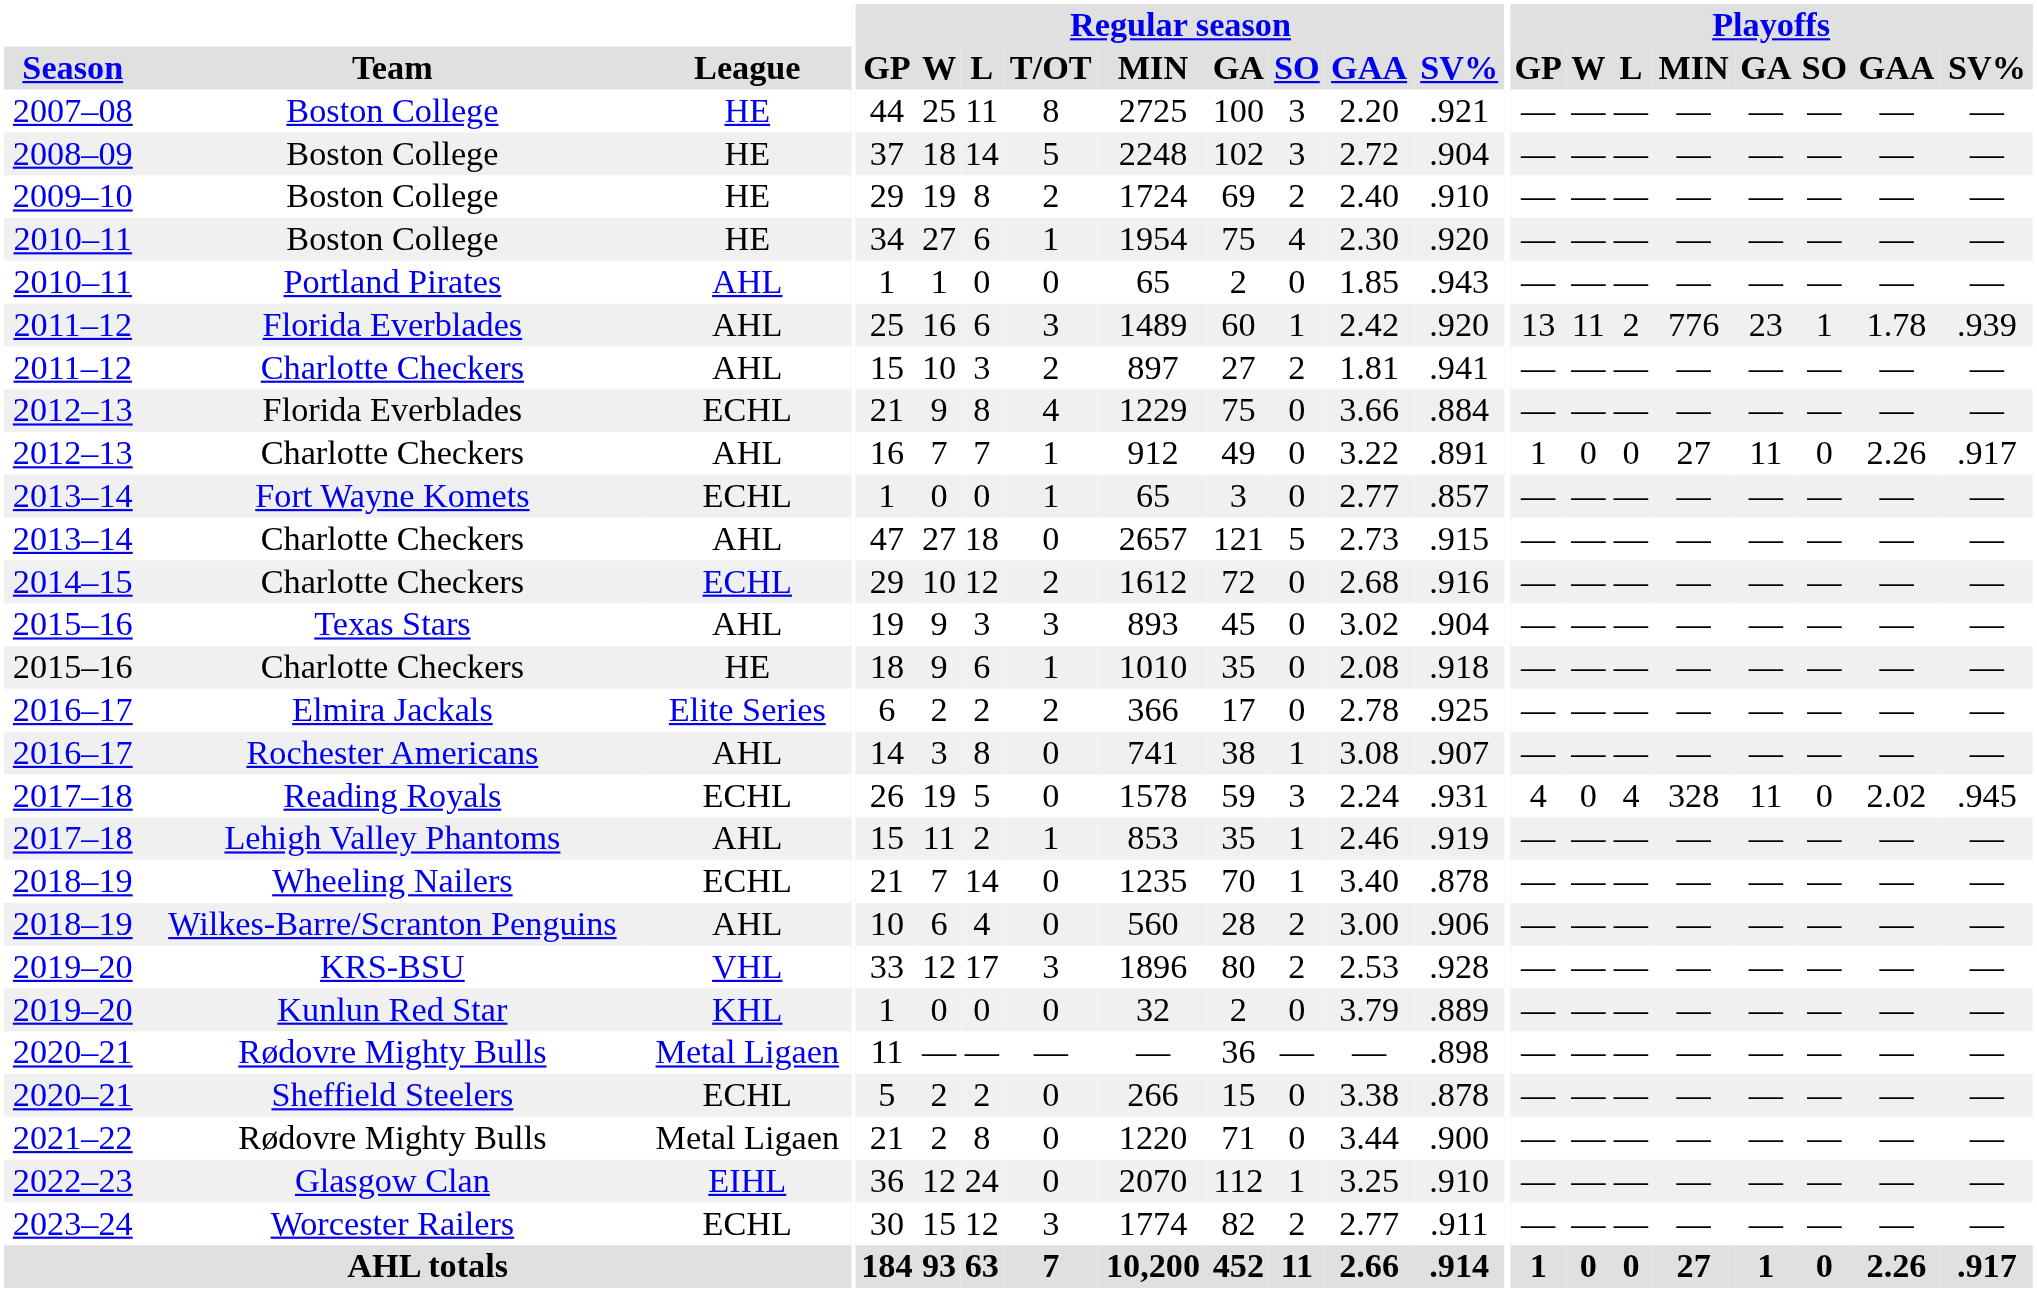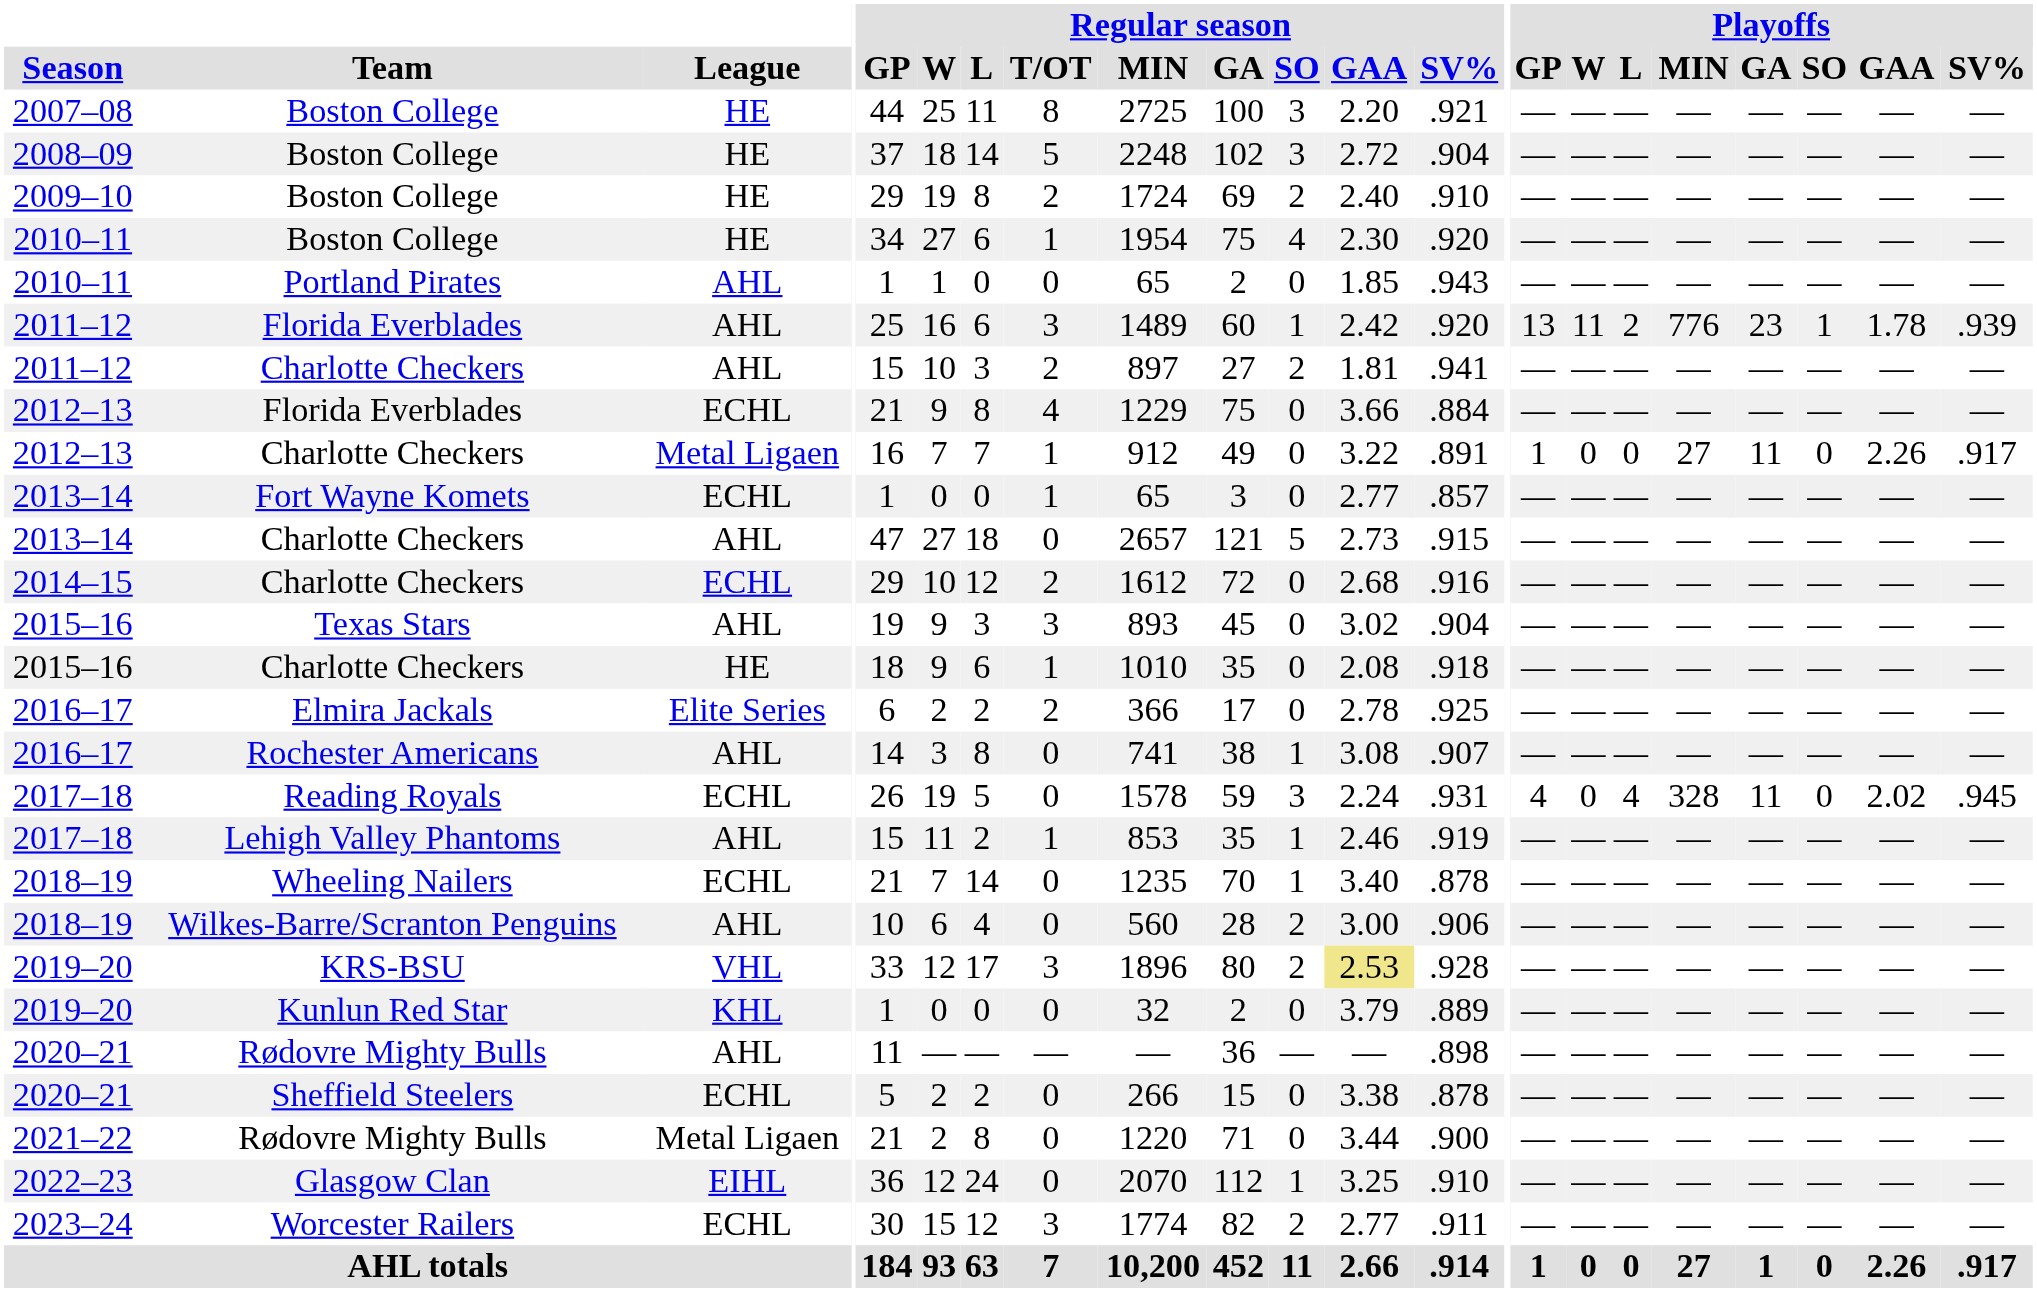(747, 452) AHL -> (747, 452) Metal Ligaen
(1369, 966) no background -> (1369, 966) khaki background
(747, 1052) Metal Ligaen -> (747, 1052) AHL
